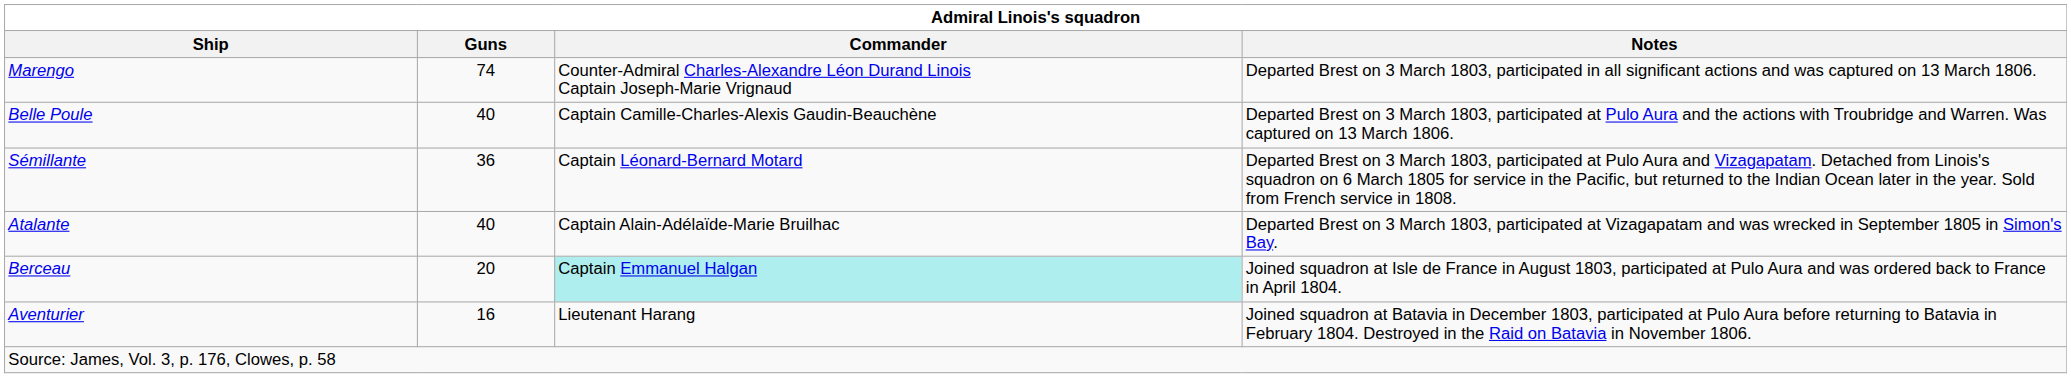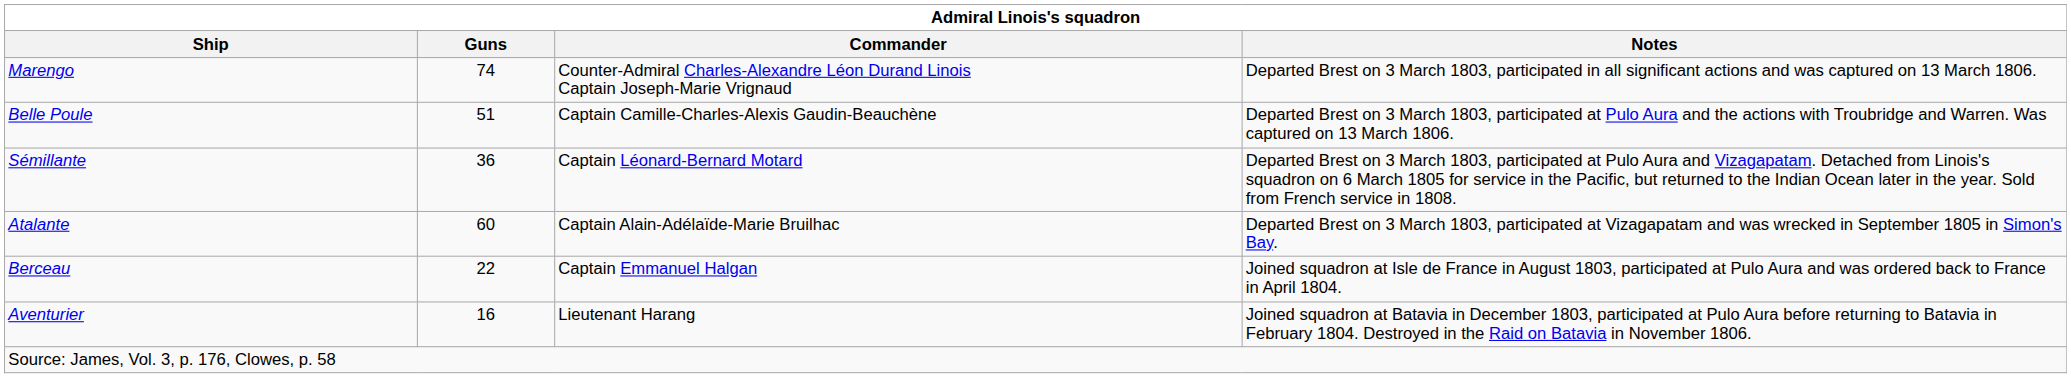(486, 115) 40 -> (486, 115) 51
(486, 224) 40 -> (486, 224) 60
(486, 269) 20 -> (486, 269) 22
(658, 269) paleturquoise background -> (658, 269) no background
